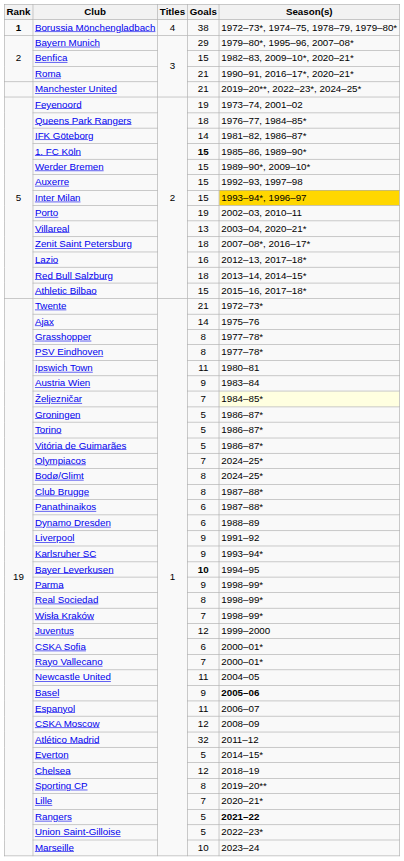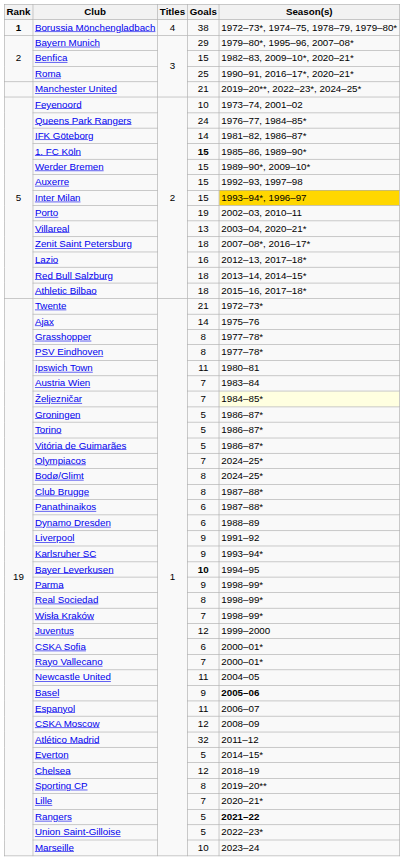(203, 74) 21 -> (203, 74) 25
(203, 105) 19 -> (203, 105) 10
(203, 120) 18 -> (203, 120) 24
(203, 290) 15 -> (203, 290) 18
(203, 383) 9 -> (203, 383) 7
